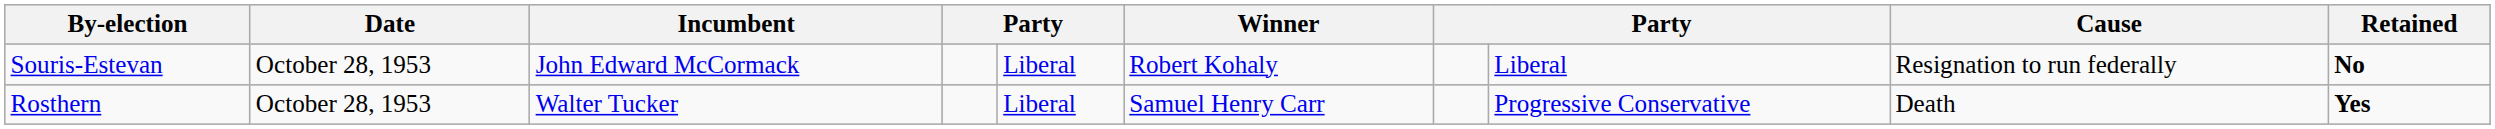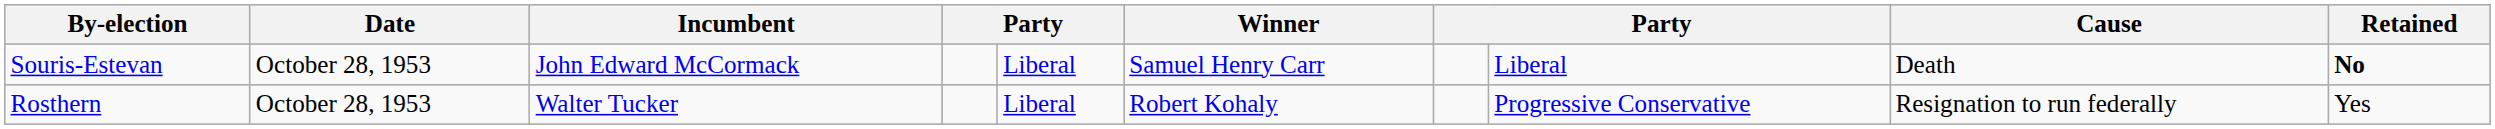(1204, 64) Robert Kohaly -> (1227, 64) Samuel Henry Carr
(2036, 64) Resignation to run federally -> (1925, 64) Death
(1227, 104) Samuel Henry Carr -> (1204, 104) Robert Kohaly
(1925, 104) Death -> (2036, 104) Resignation to run federally
(2352, 104) bold -> (2352, 104) normal
